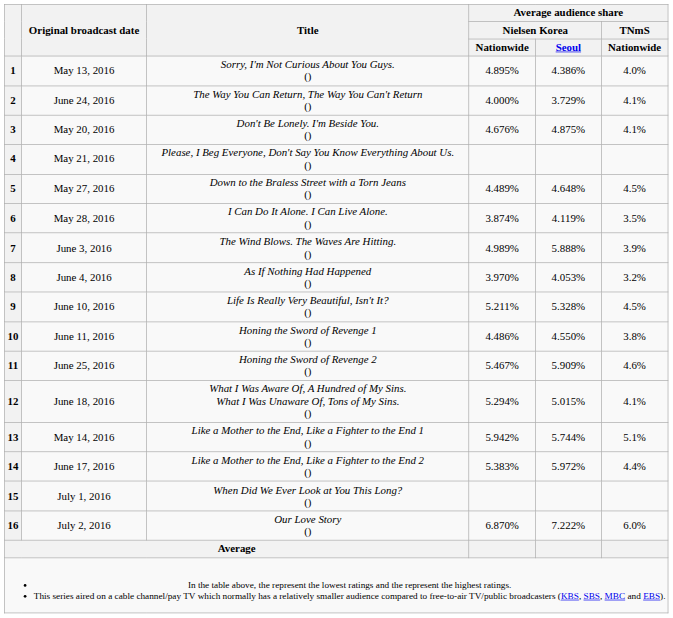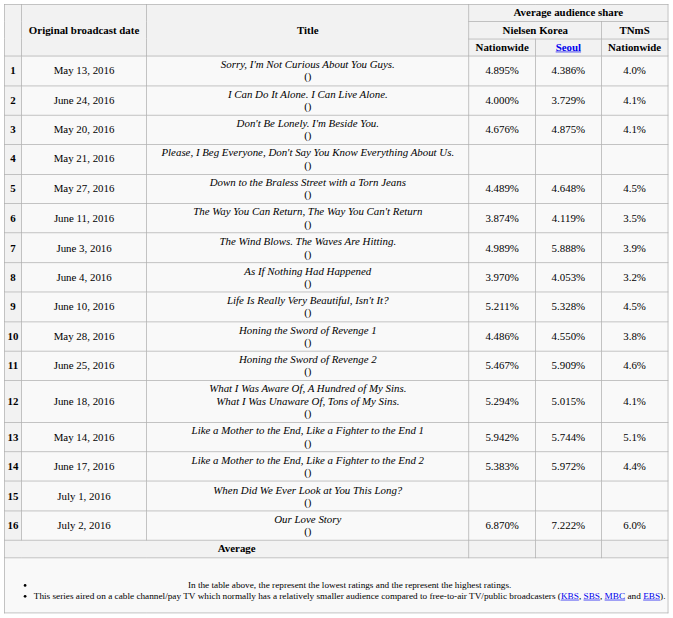(308, 100) The Way You Can Return, The Way You Can't Return () -> (308, 100) I Can Do It Alone. I Can Live Alone. ()
(84, 218) May 28, 2016 -> (84, 218) June 11, 2016
(308, 218) I Can Do It Alone. I Can Live Alone. () -> (308, 218) The Way You Can Return, The Way You Can't Return ()
(84, 336) June 11, 2016 -> (84, 336) May 28, 2016
